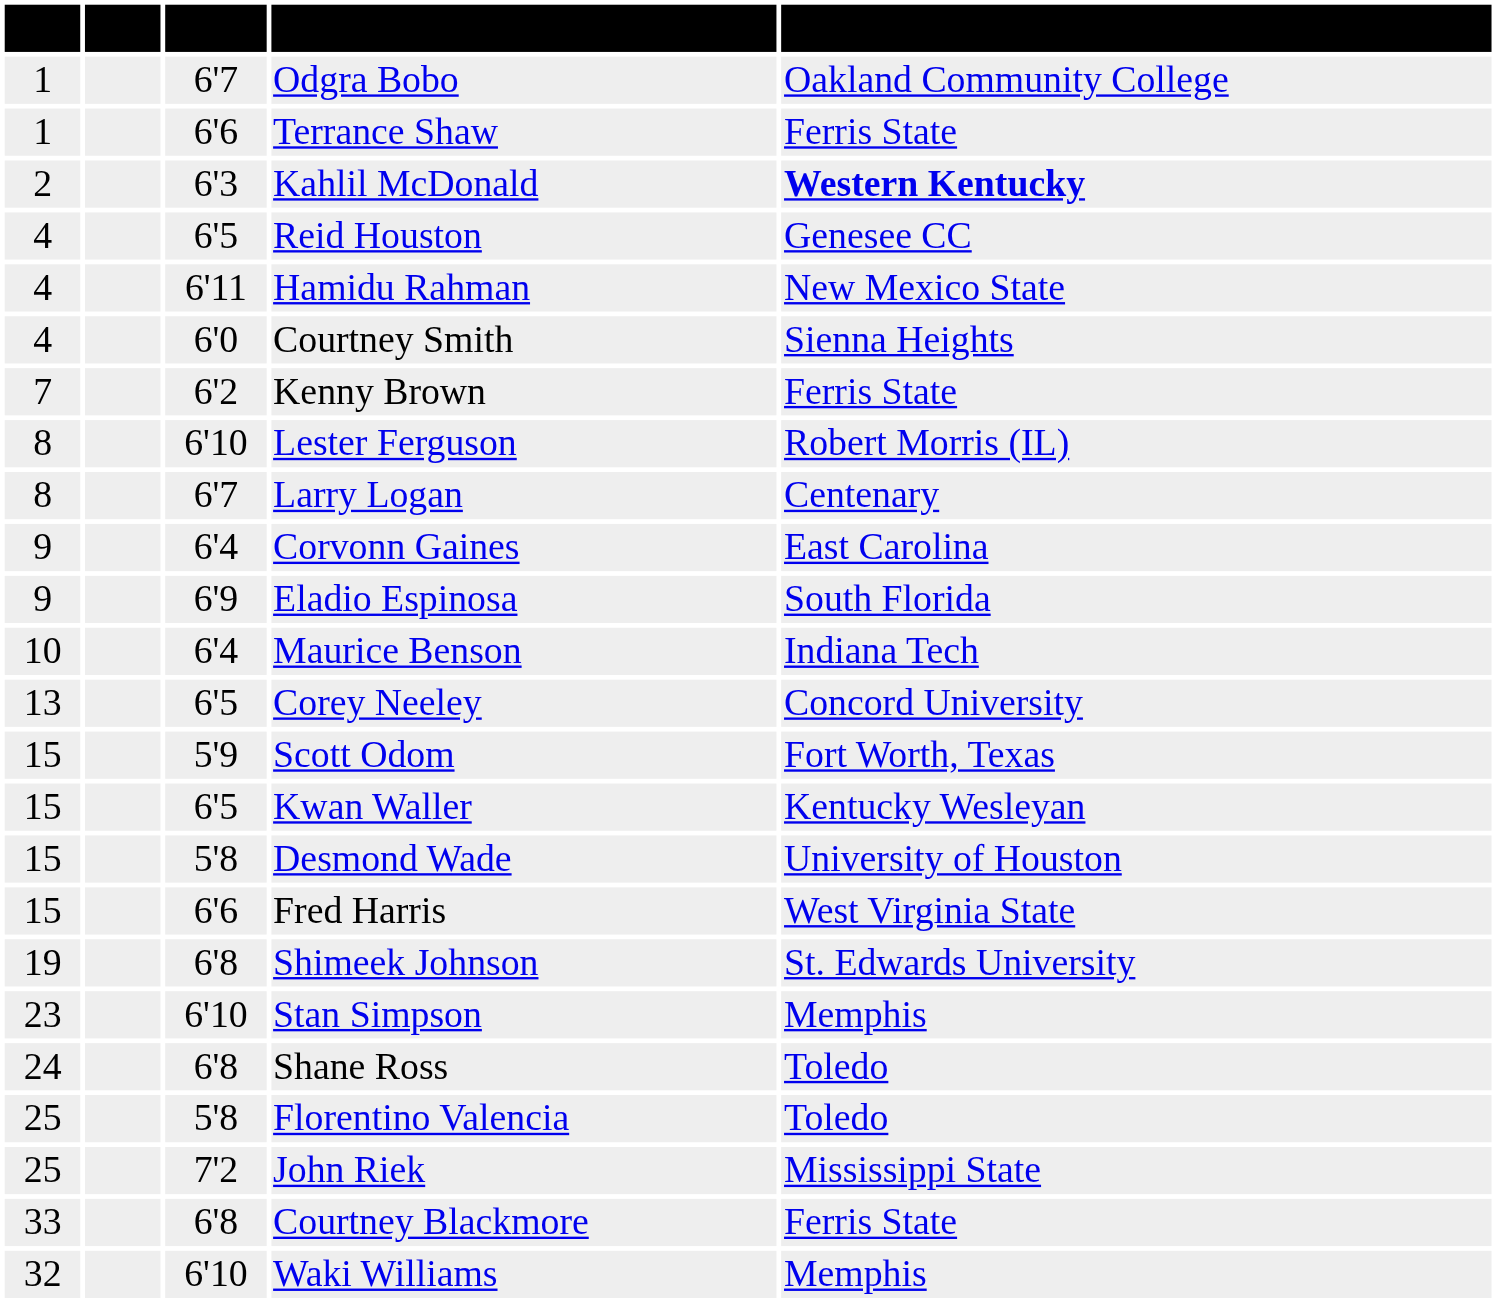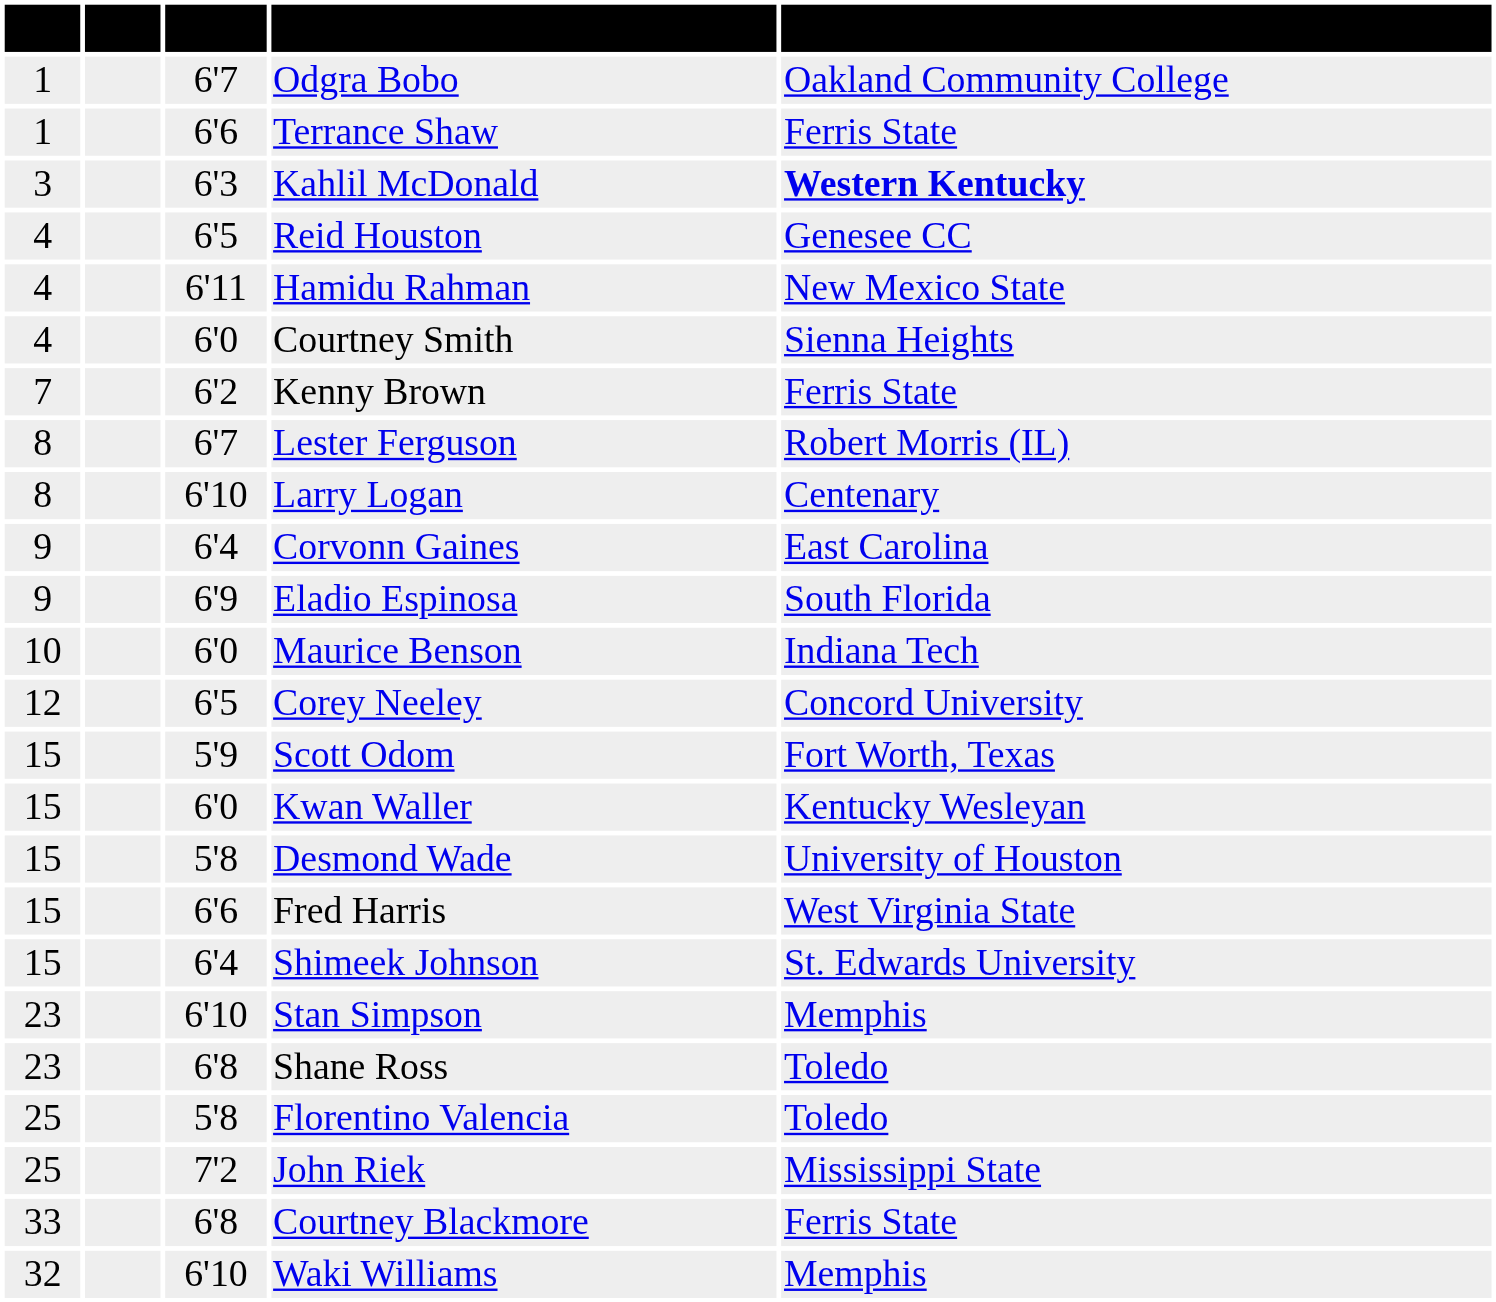(43, 183) 2 -> (43, 183) 3
(216, 442) 6'10 -> (216, 442) 6'7
(216, 494) 6'7 -> (216, 494) 6'10
(216, 650) 6'4 -> (216, 650) 6'0
(43, 702) 13 -> (43, 702) 12
(216, 806) 6'5 -> (216, 806) 6'0
(43, 962) 19 -> (43, 962) 15
(216, 962) 6'8 -> (216, 962) 6'4
(43, 1066) 24 -> (43, 1066) 23
